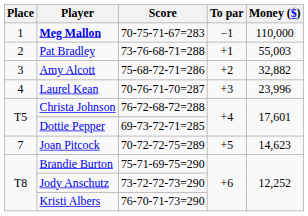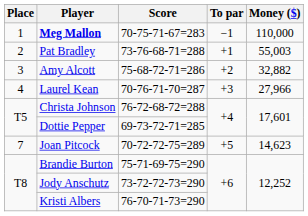(275, 88) 23,996 -> (275, 88) 27,966
